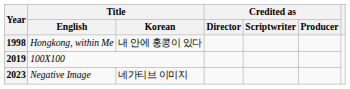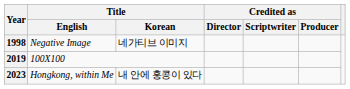(72, 43) Hongkong, within Me -> (60, 43) Negative Image
(160, 43) 내 안에 홍콩이 있다 -> (153, 43) 네가티브 이미지
(60, 75) Negative Image -> (72, 75) Hongkong, within Me
(153, 75) 네가티브 이미지 -> (160, 75) 내 안에 홍콩이 있다
